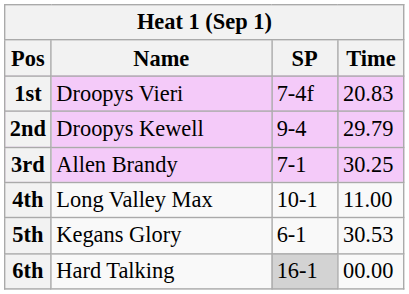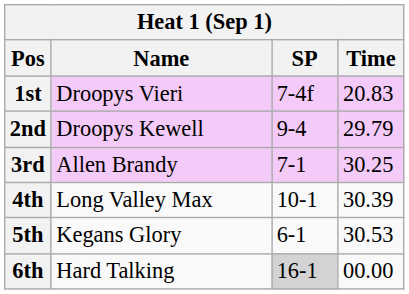(368, 199) 11.00 -> (368, 199) 30.39
